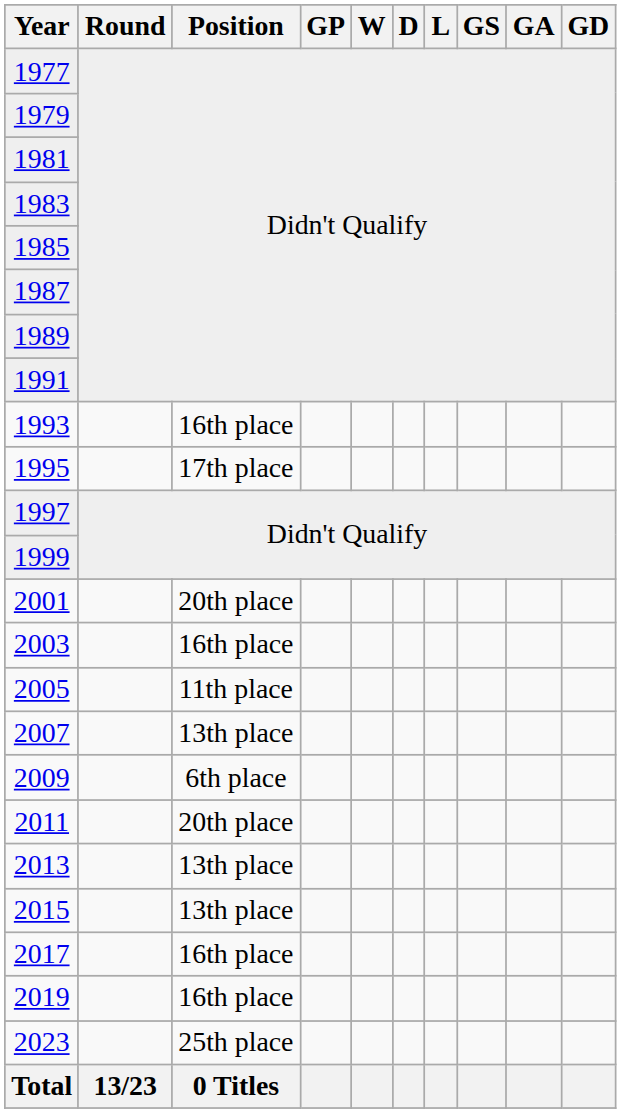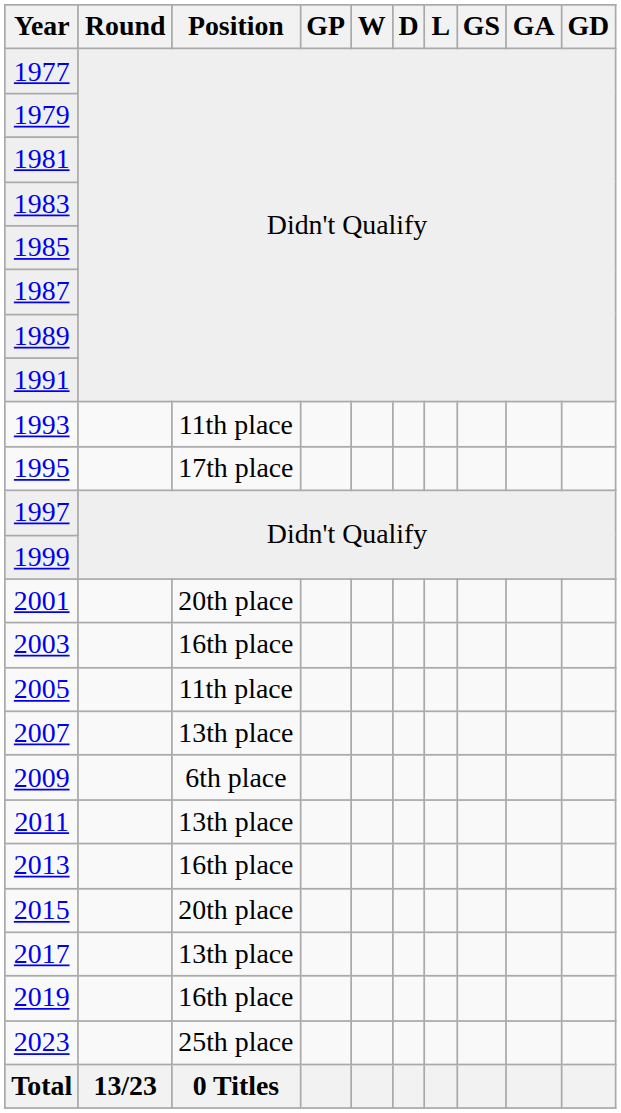(236, 423) 16th place -> (236, 423) 11th place
(236, 821) 20th place -> (236, 821) 13th place
(236, 865) 13th place -> (236, 865) 16th place
(236, 909) 13th place -> (236, 909) 20th place
(236, 953) 16th place -> (236, 953) 13th place
